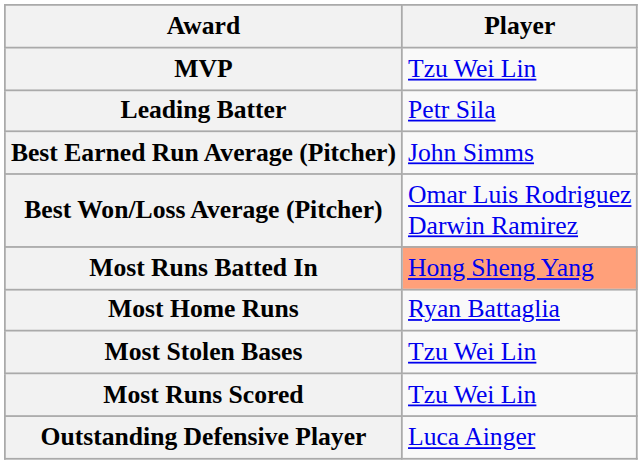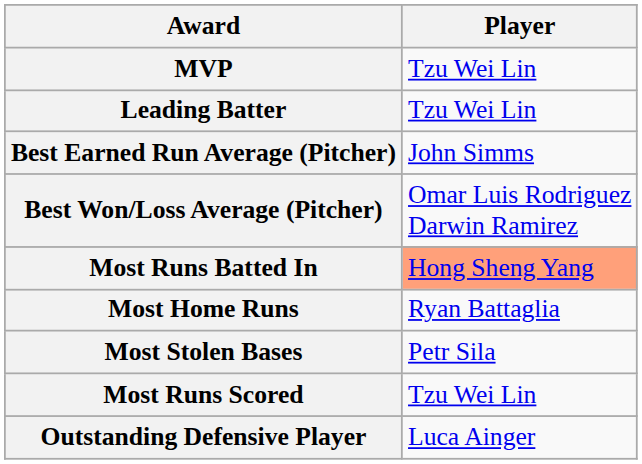(452, 110) Petr Sila -> (472, 110) Tzu Wei Lin
(472, 352) Tzu Wei Lin -> (452, 352) Petr Sila
